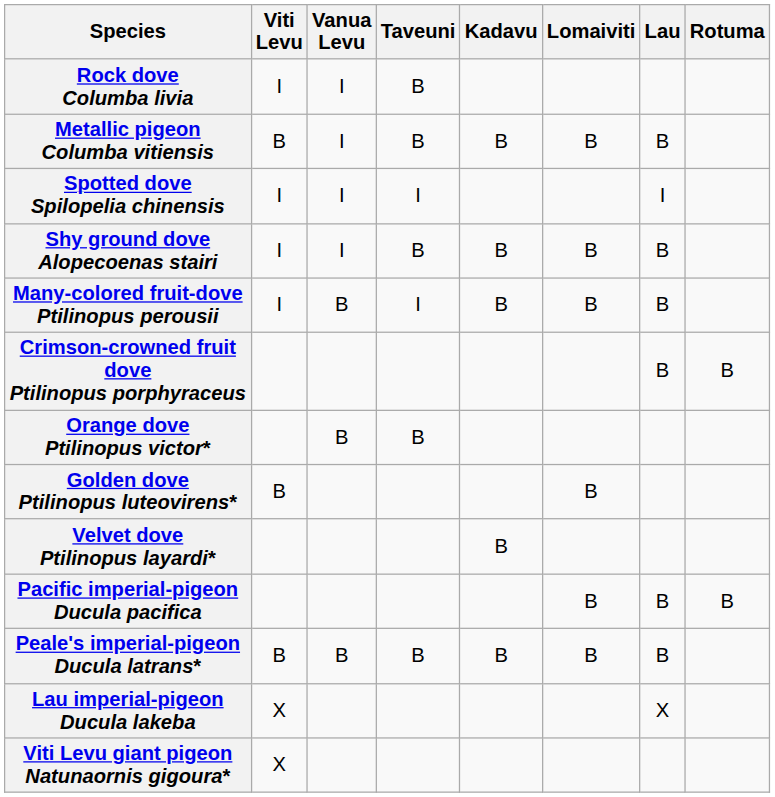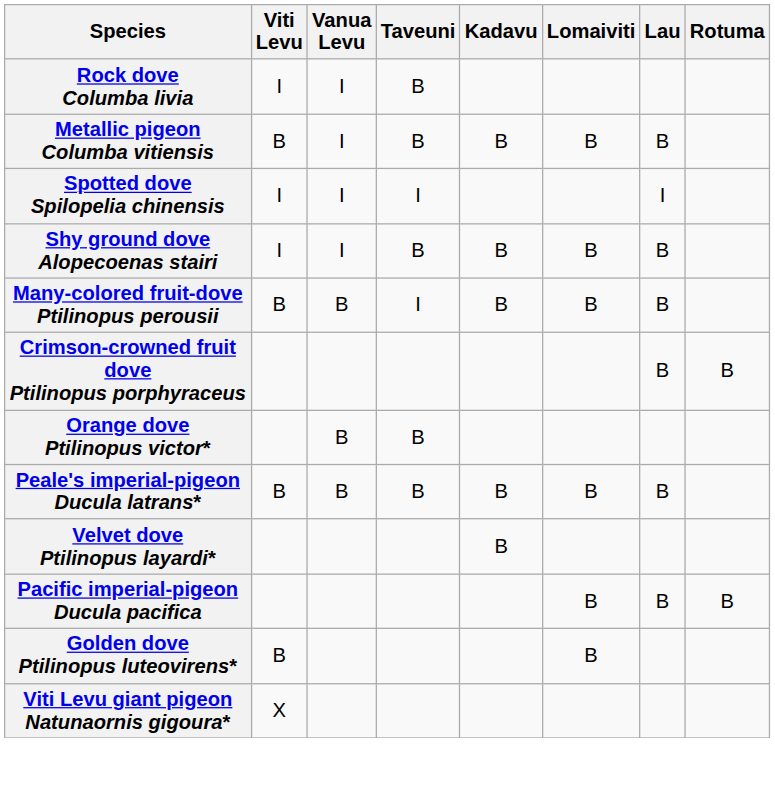(279, 305) I -> (279, 305) B
rows swapped: (128, 491) <-> (128, 655)
- row: (128, 710)
